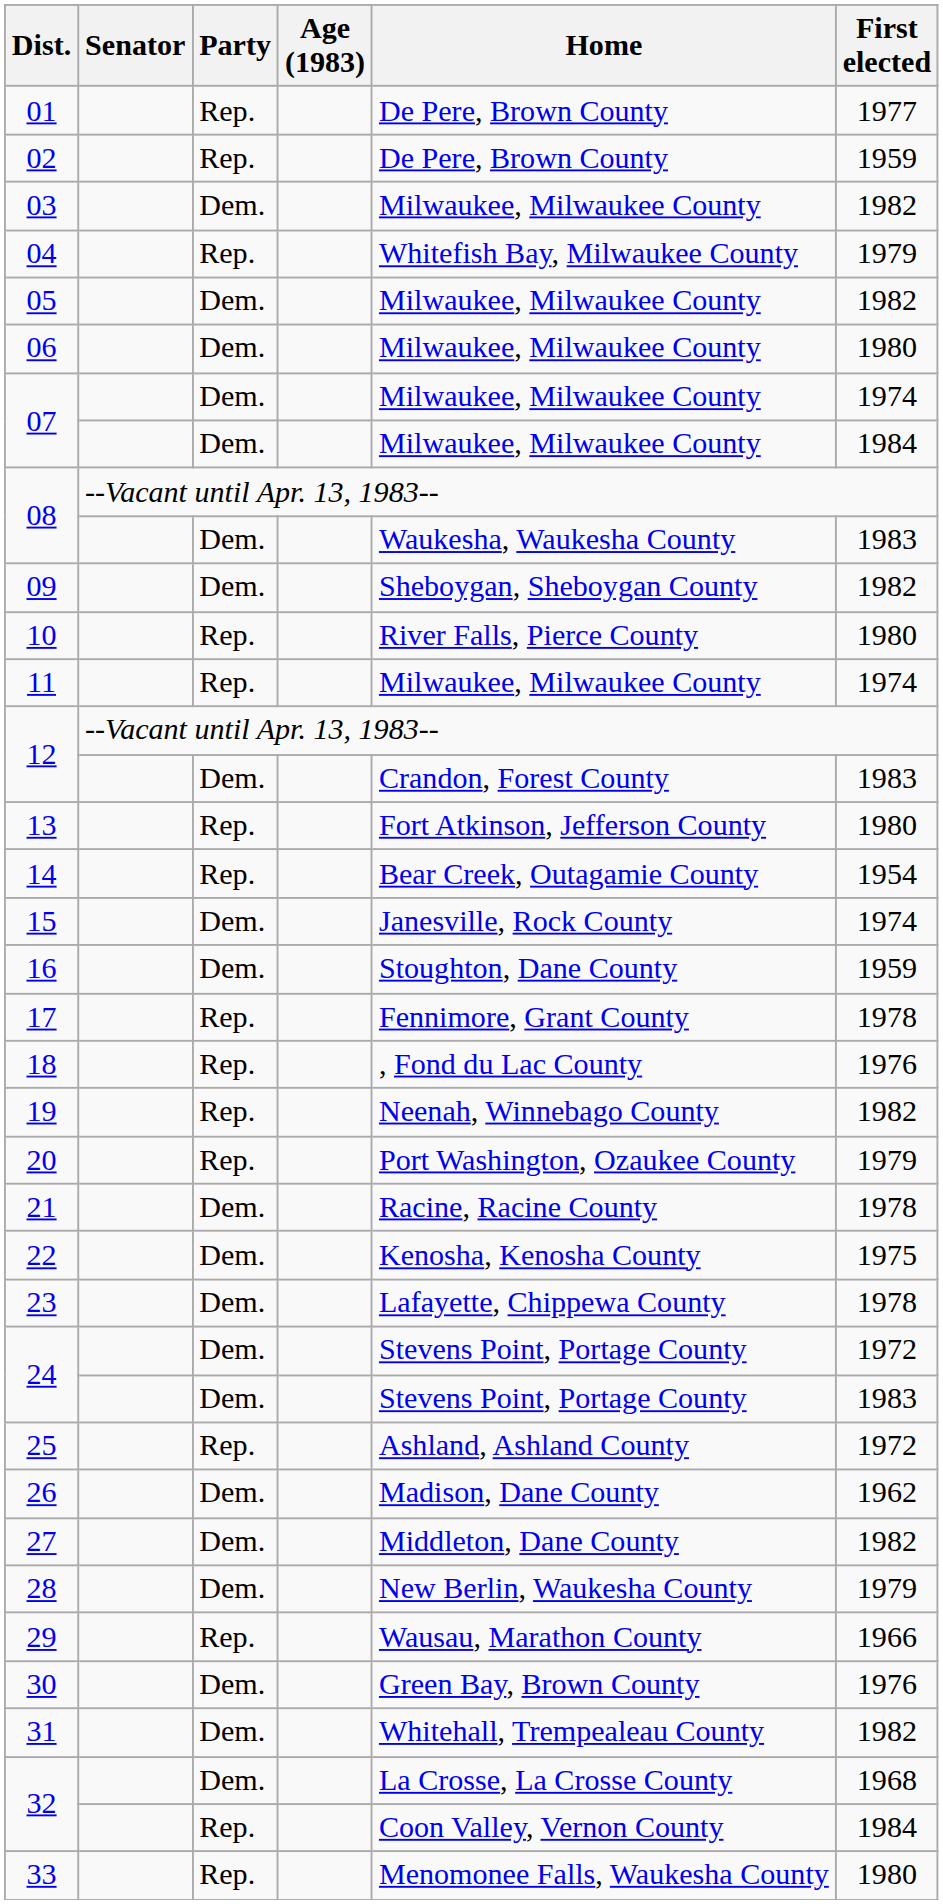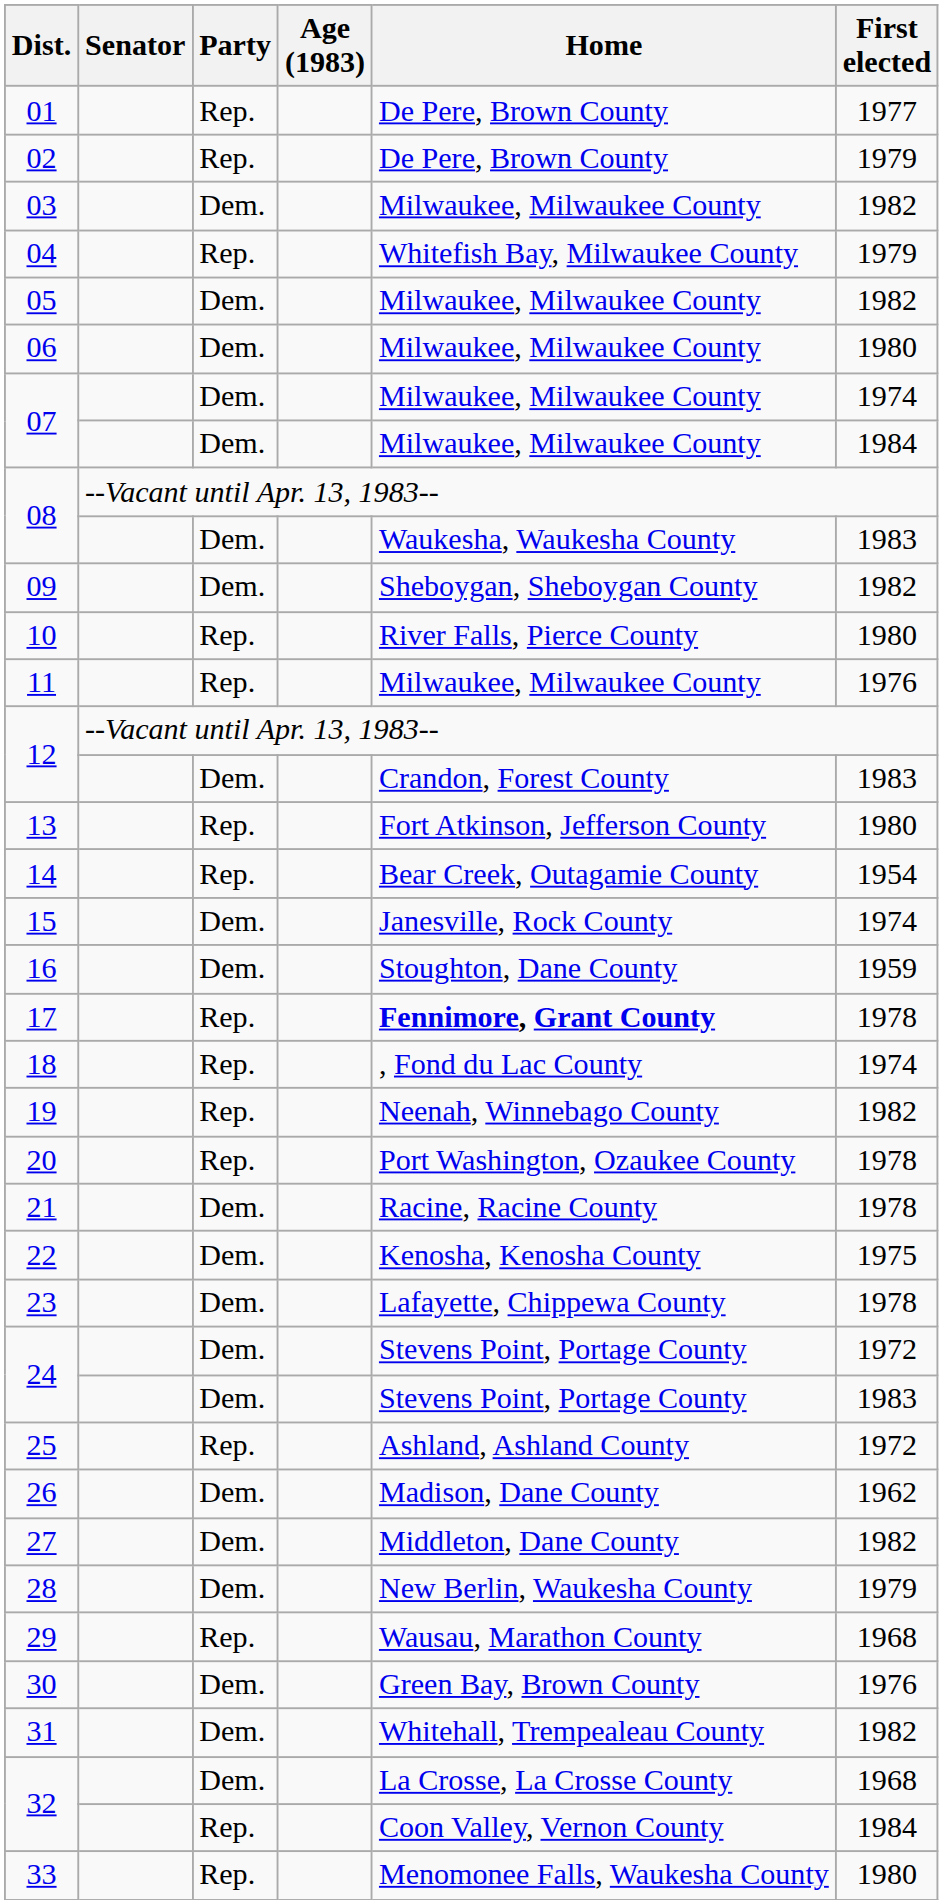(887, 157) 1959 -> (887, 157) 1979
(887, 682) 1974 -> (887, 682) 1976
(534, 1016) normal -> (547, 1016) bold
(887, 1063) 1976 -> (887, 1063) 1974
(887, 1159) 1979 -> (887, 1159) 1978
(887, 1636) 1966 -> (887, 1636) 1968
